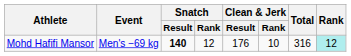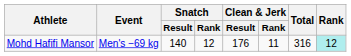(178, 44) bold -> (178, 44) normal
(274, 44) 10 -> (274, 44) 11
